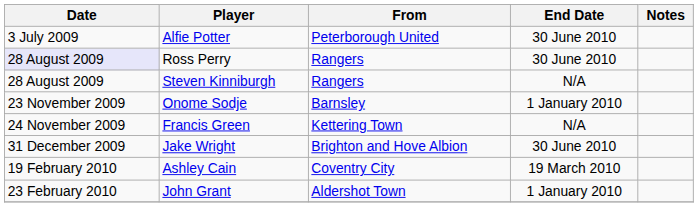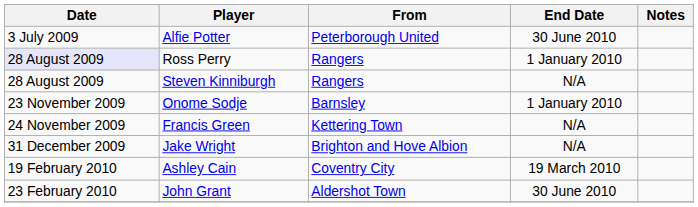(574, 59) 30 June 2010 -> (574, 59) 1 January 2010
(574, 147) 30 June 2010 -> (574, 147) N/A
(574, 191) 1 January 2010 -> (574, 191) 30 June 2010
